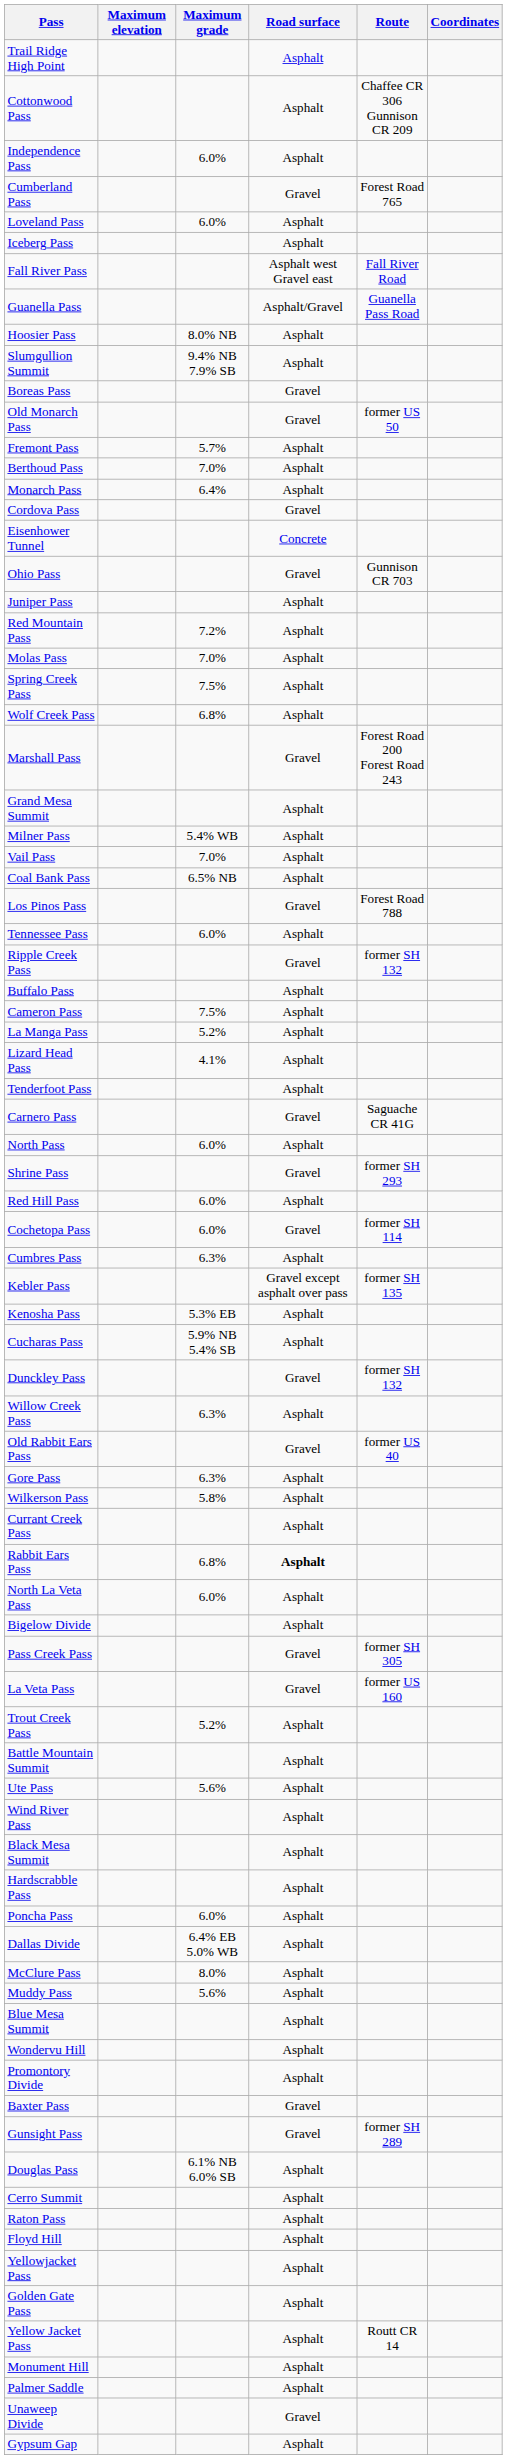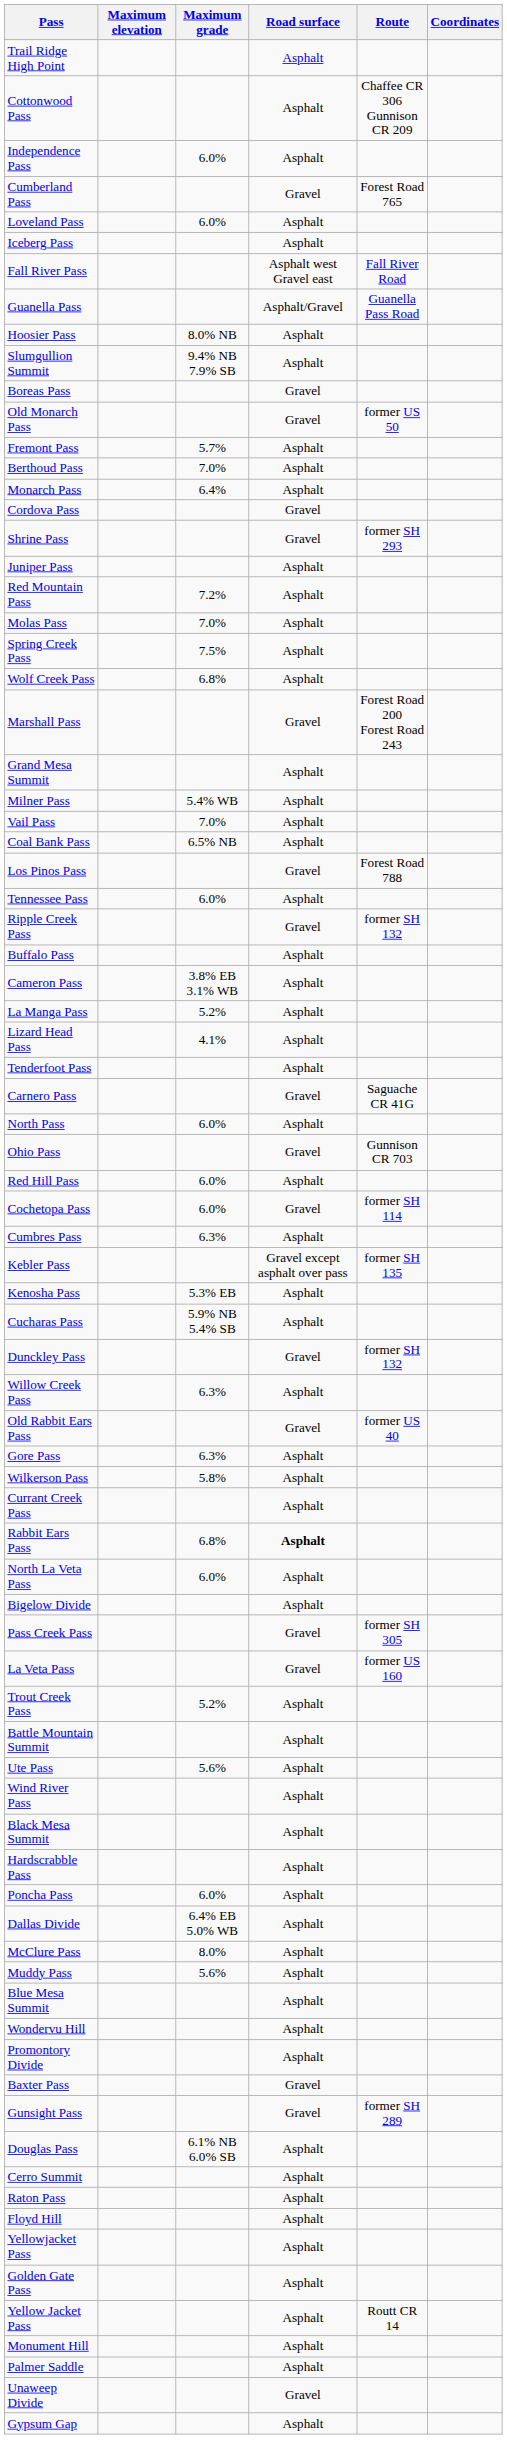- row: (38, 538)
rows swapped: (38, 1173) <-> (34, 573)
(212, 1011) 7.5% -> (212, 983) 3.8% EB 3.1% WB
